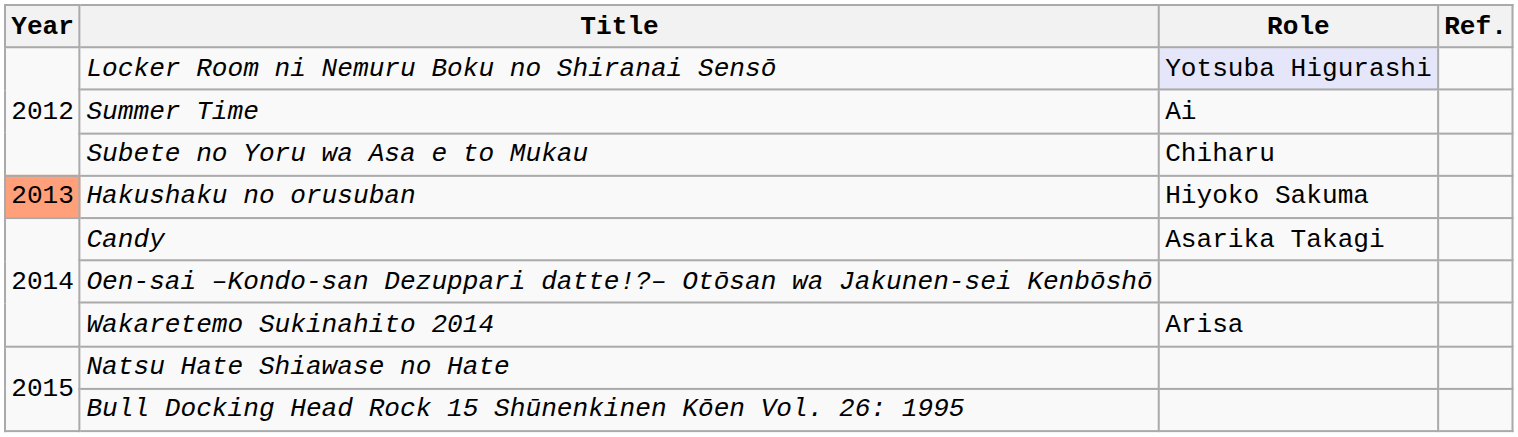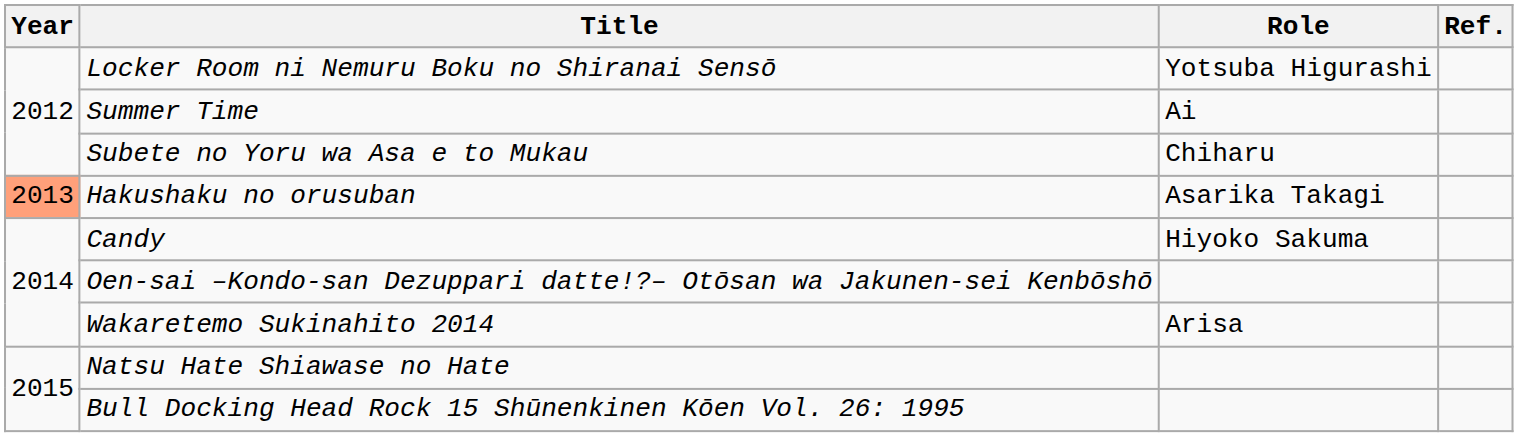(1298, 69) lavender background -> (1298, 69) no background
(1267, 197) Hiyoko Sakuma -> (1275, 197) Asarika Takagi
(1275, 239) Asarika Takagi -> (1267, 239) Hiyoko Sakuma
